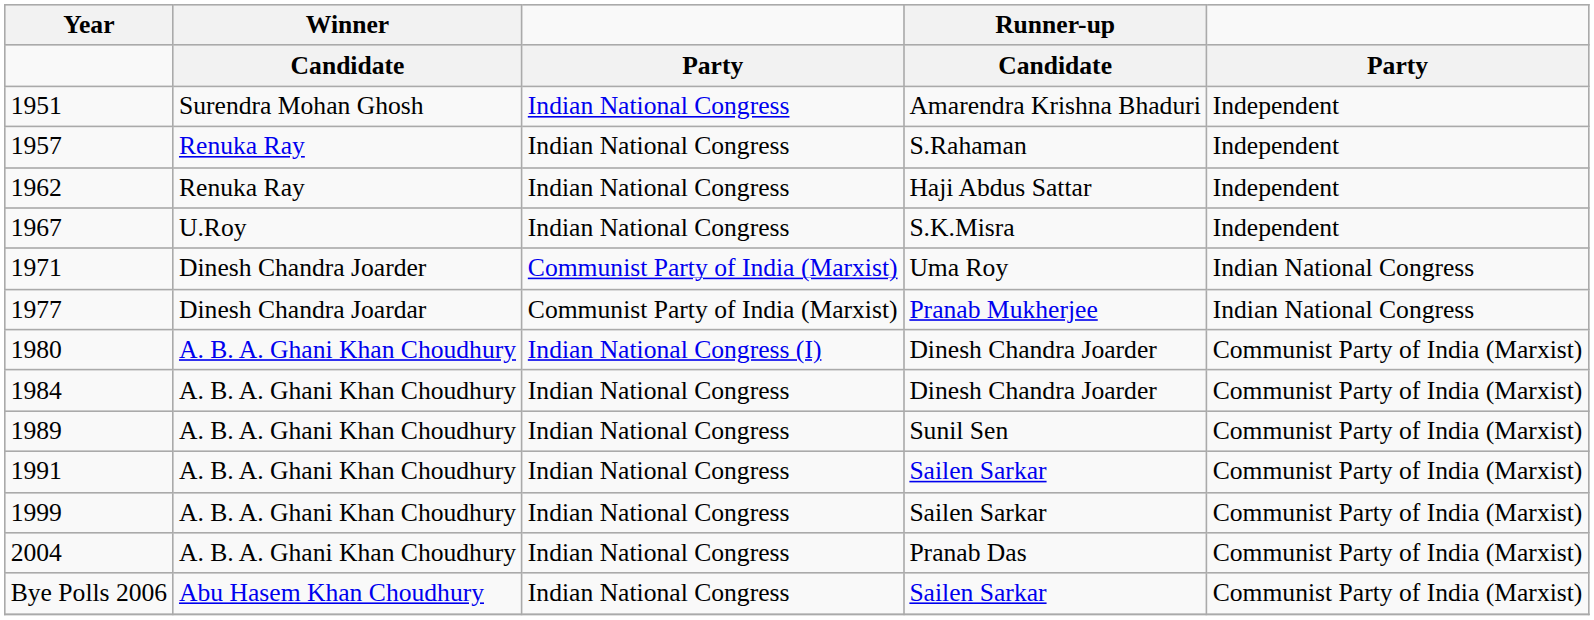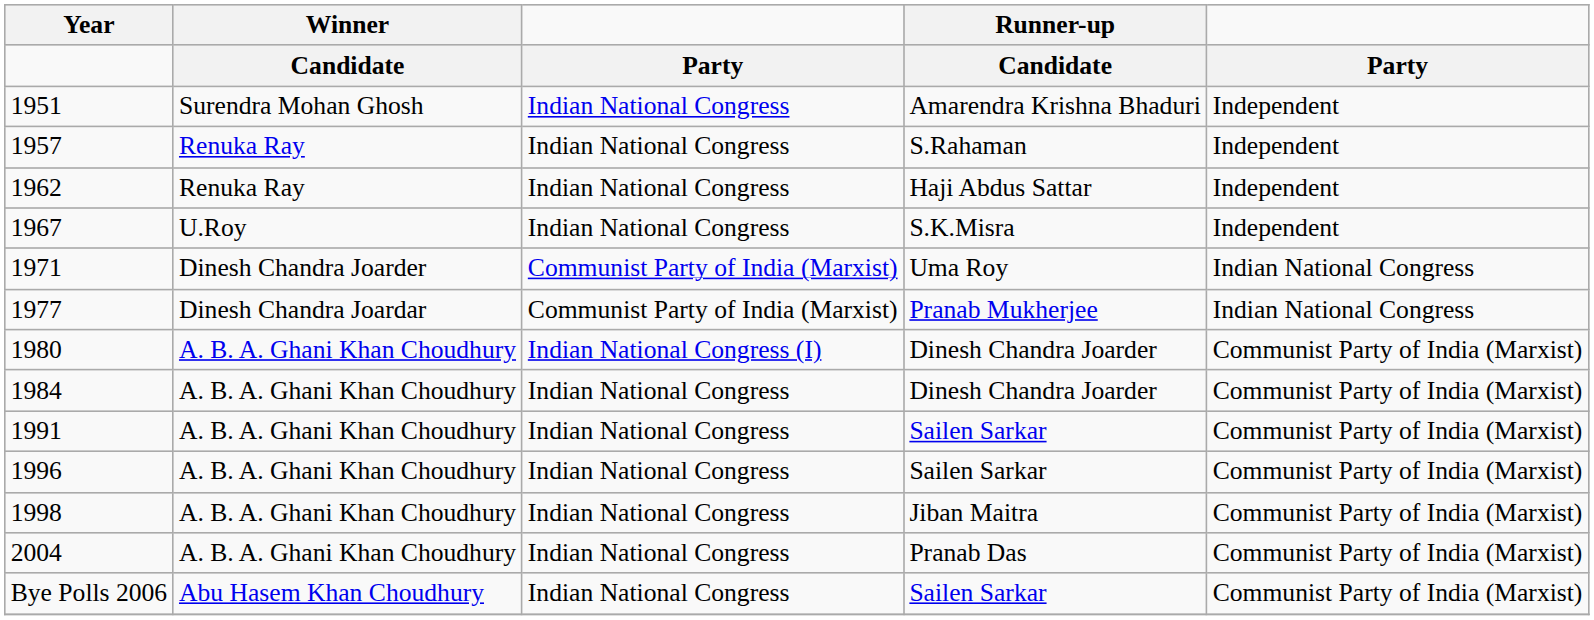- row: (36, 430)
+ row: (36, 471)
+ row: (36, 512)
- row: (36, 512)
